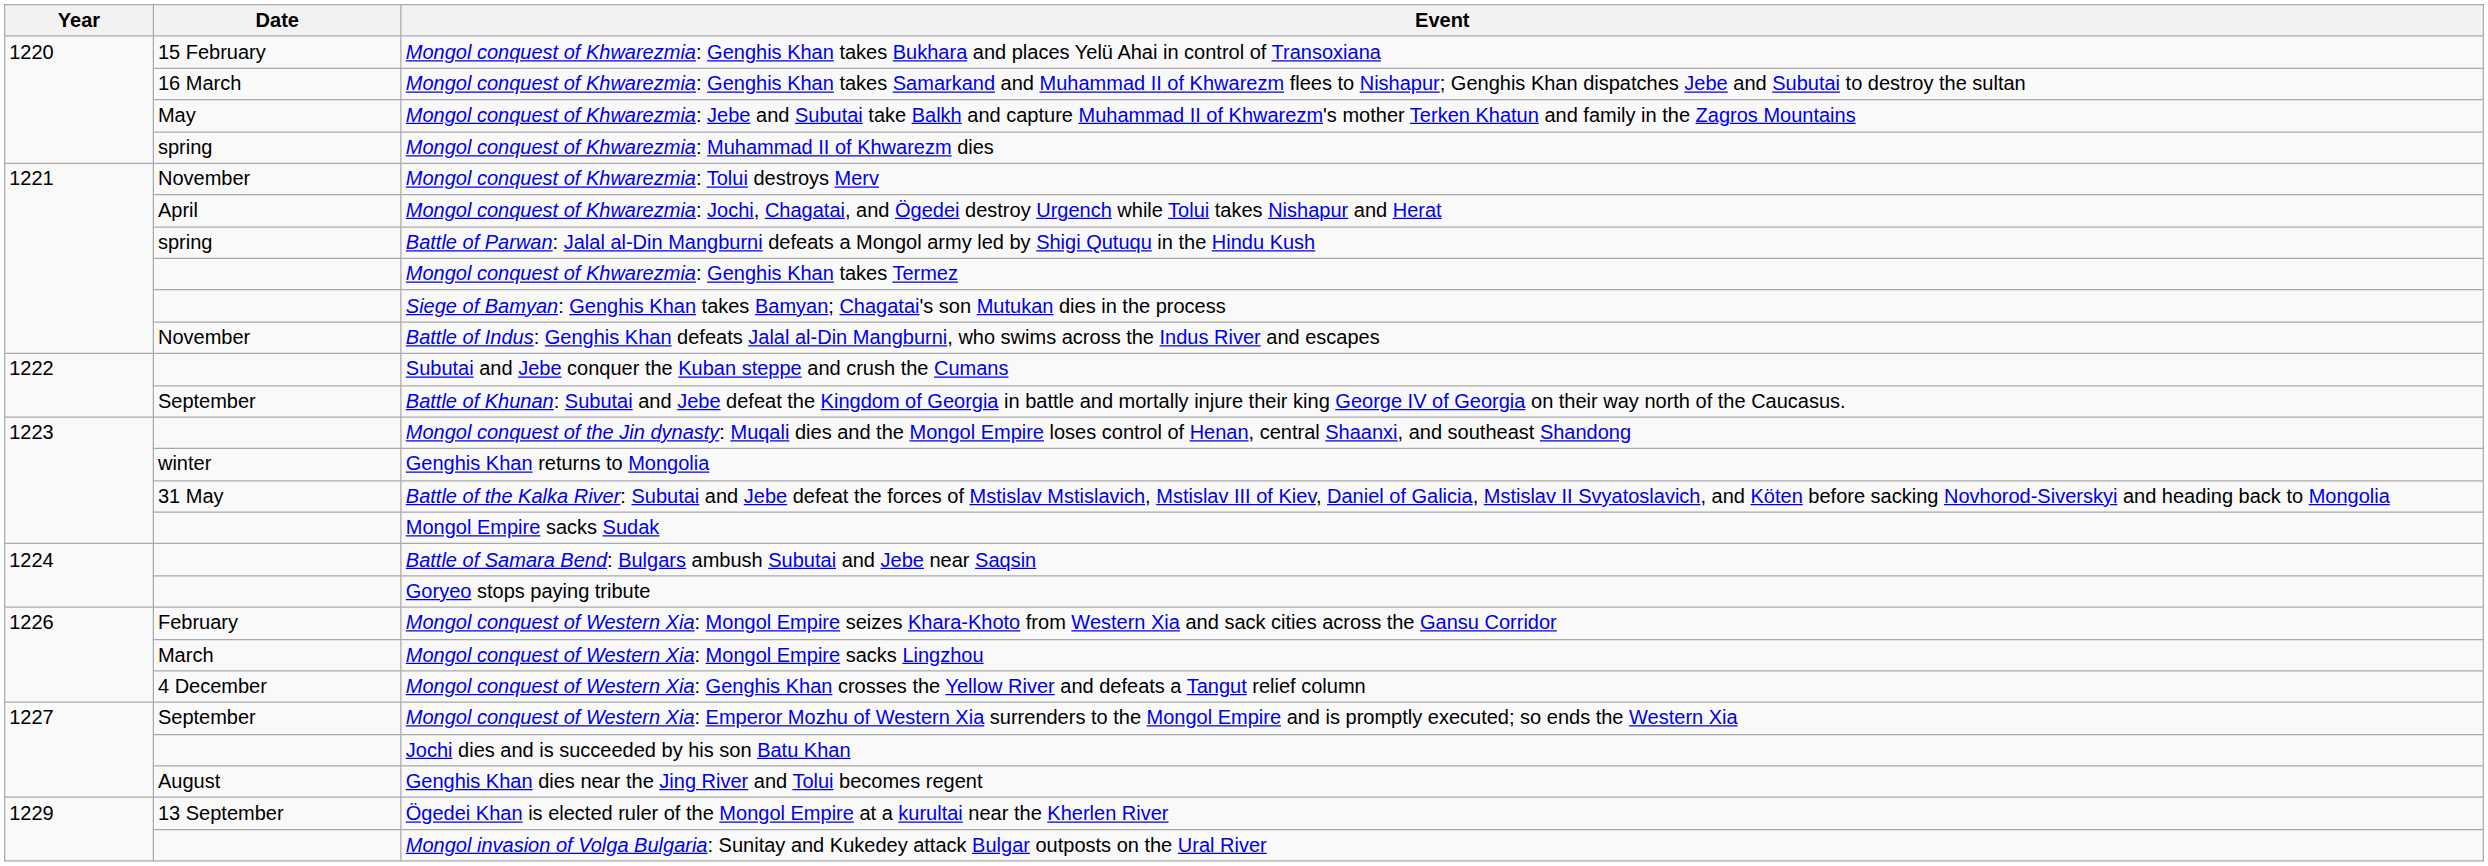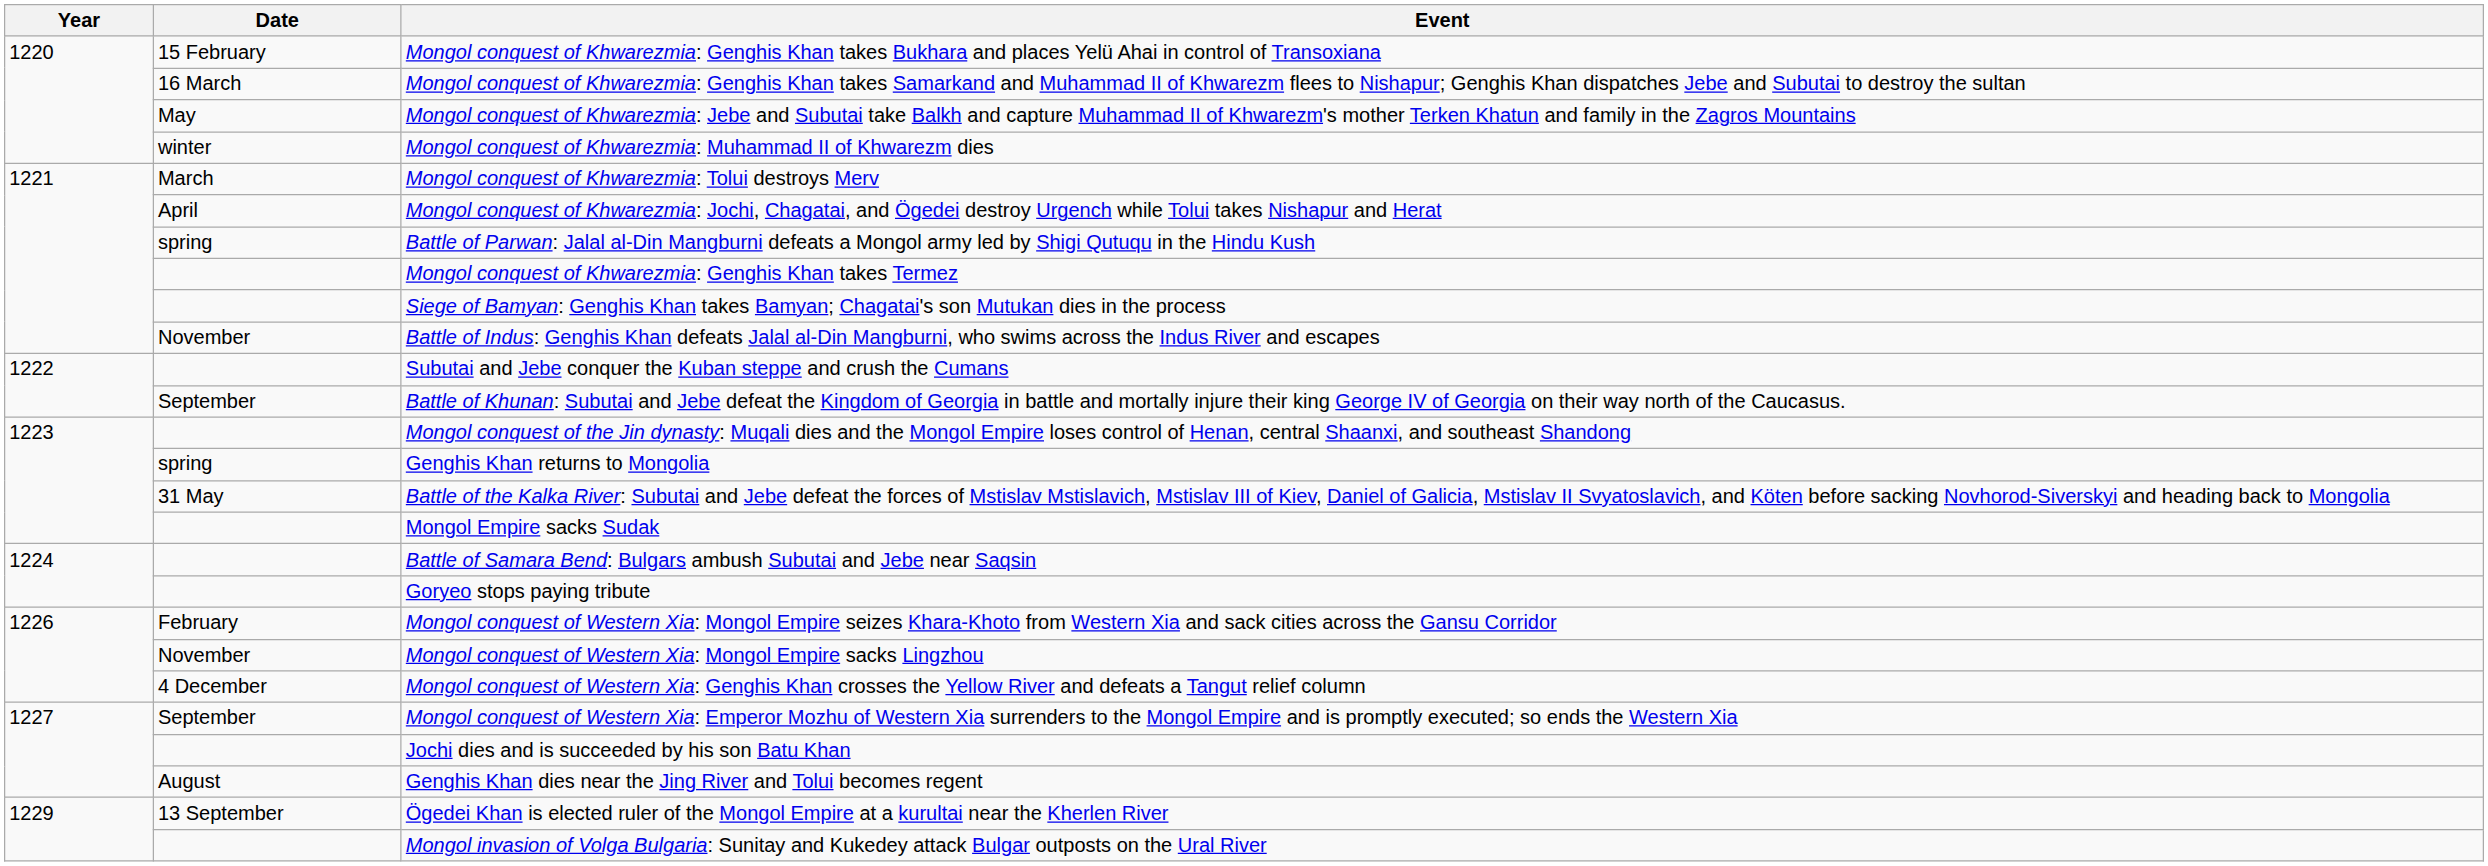(185, 147) spring -> (185, 147) winter
(204, 178) November -> (186, 178) March
(185, 464) winter -> (185, 464) spring
(186, 654) March -> (204, 654) November
